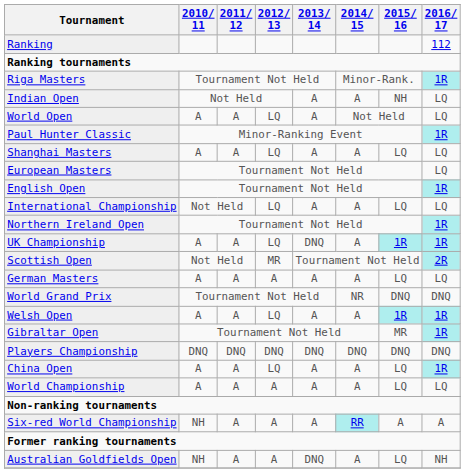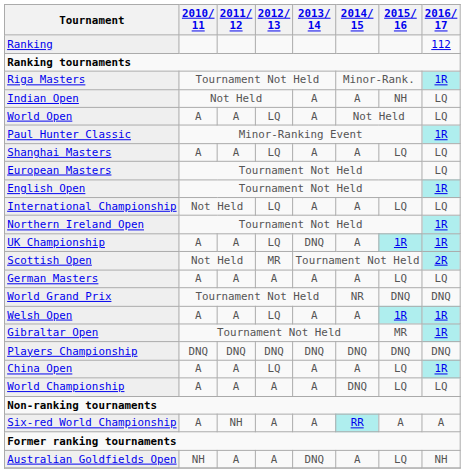(357, 387) A -> (357, 387) DNQ
(198, 423) NH -> (198, 423) A
(236, 423) A -> (236, 423) NH
